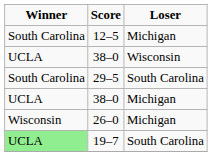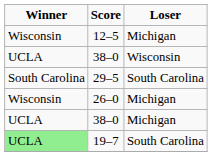(46, 36) South Carolina -> (35, 36) Wisconsin
rows swapped: (106, 99) <-> (106, 120)
